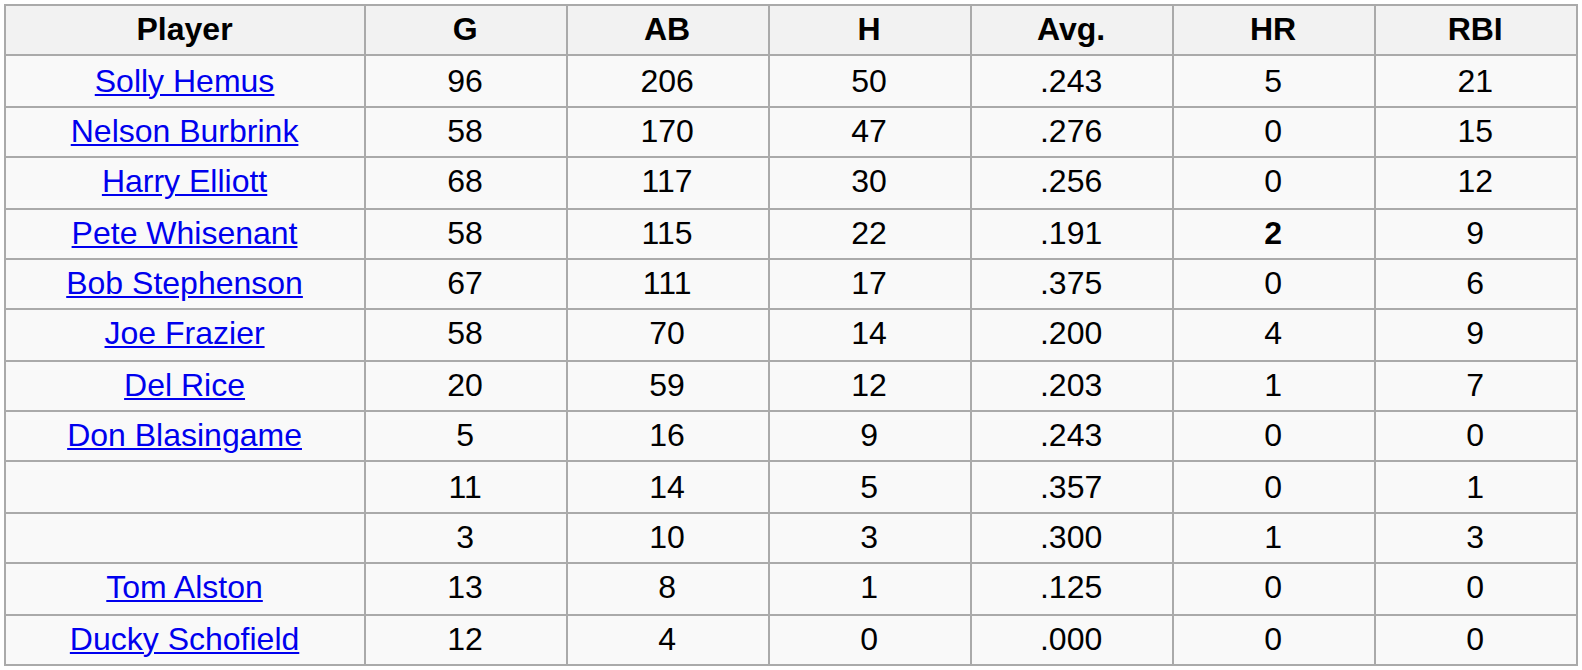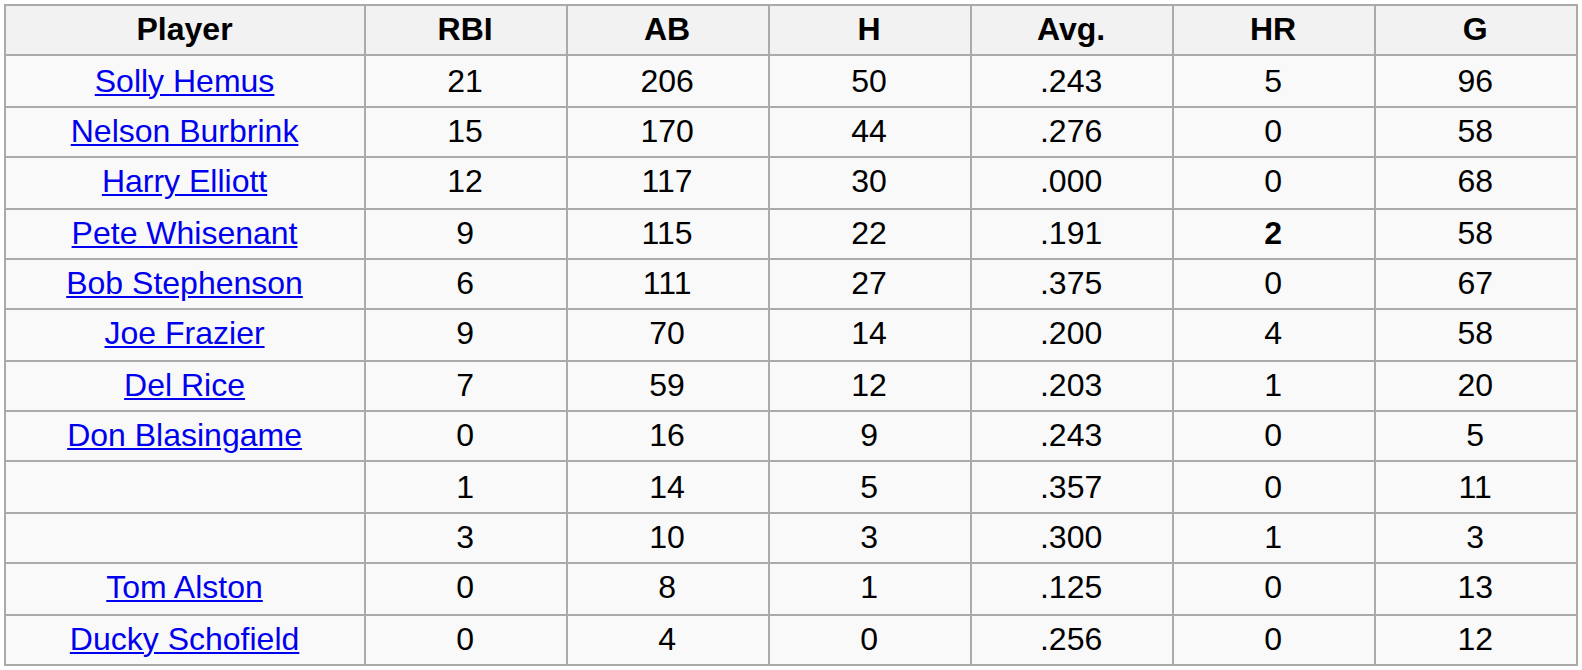columns swapped: (465, 29) <-> (1475, 29)
(869, 131) 47 -> (869, 131) 44
(1071, 182) .256 -> (1071, 182) .000
(869, 283) 17 -> (869, 283) 27
(1071, 638) .000 -> (1071, 638) .256
